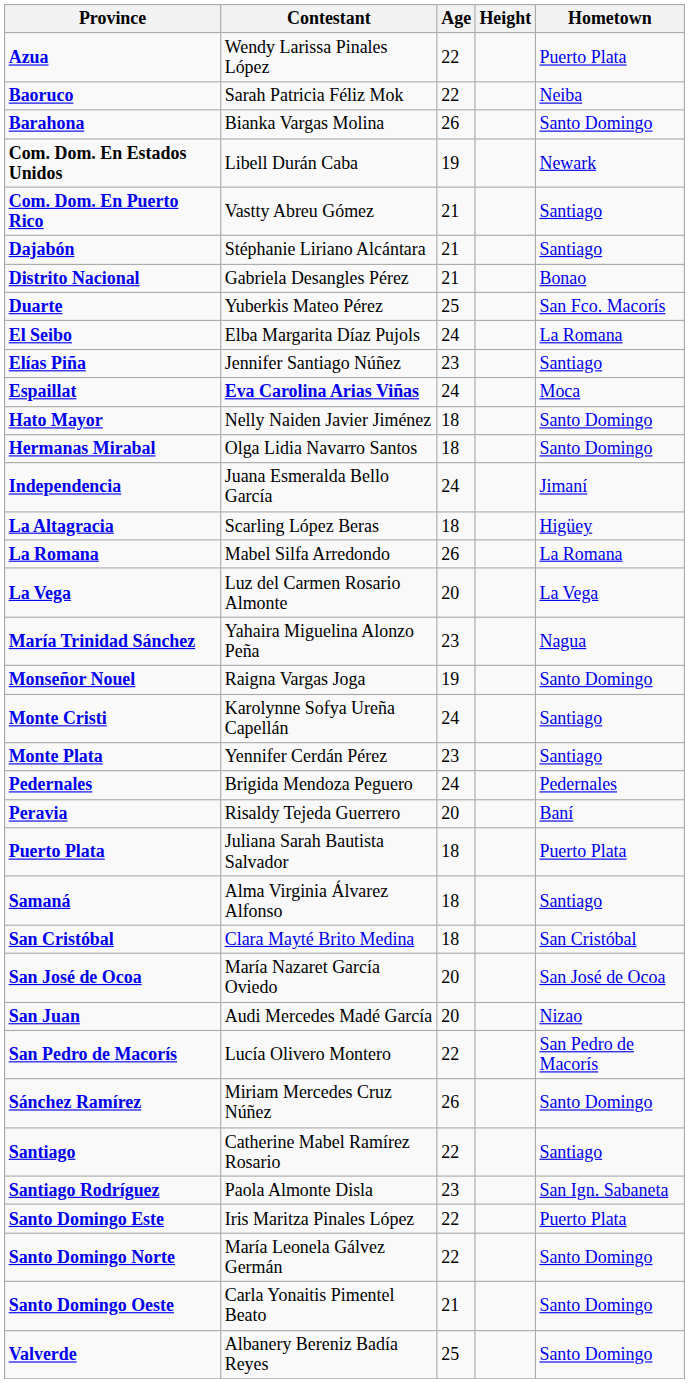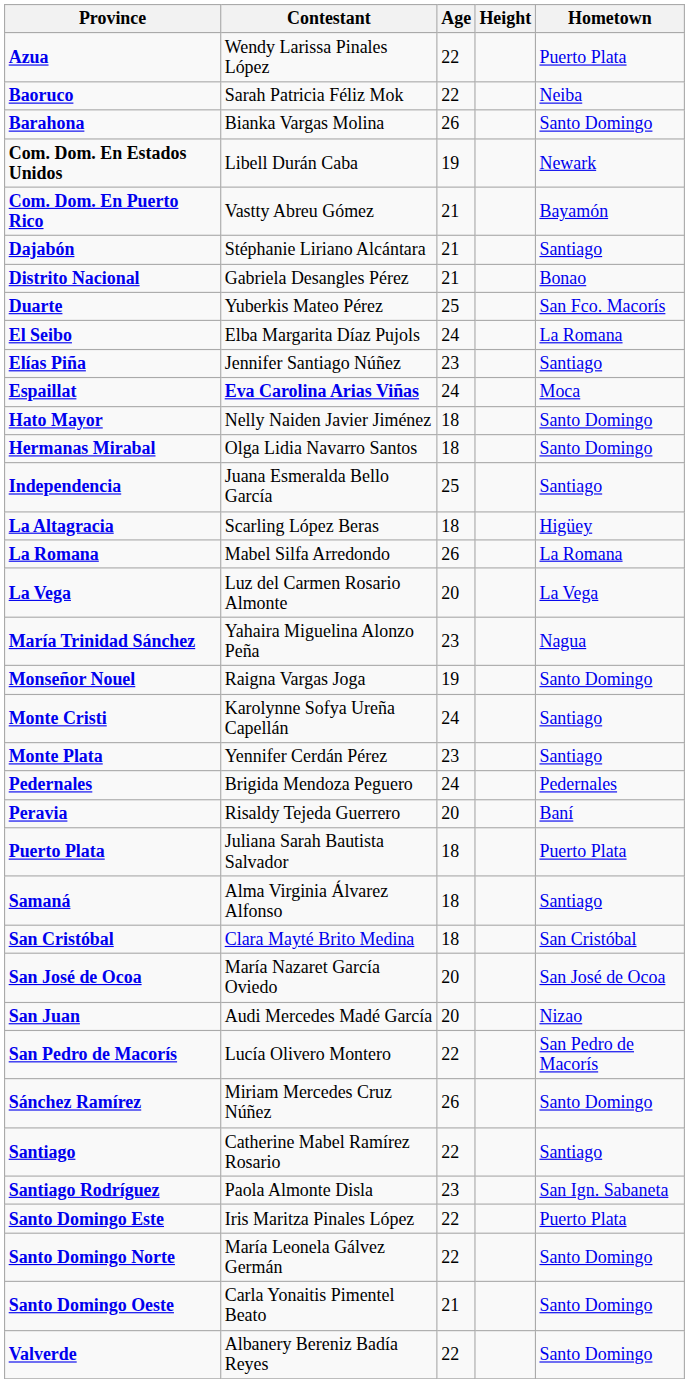(571, 211) Santiago -> (574, 211) Bayamón
(450, 487) 24 -> (450, 487) 25
(563, 487) Jimaní -> (571, 487) Santiago
(450, 1354) 25 -> (450, 1354) 22
